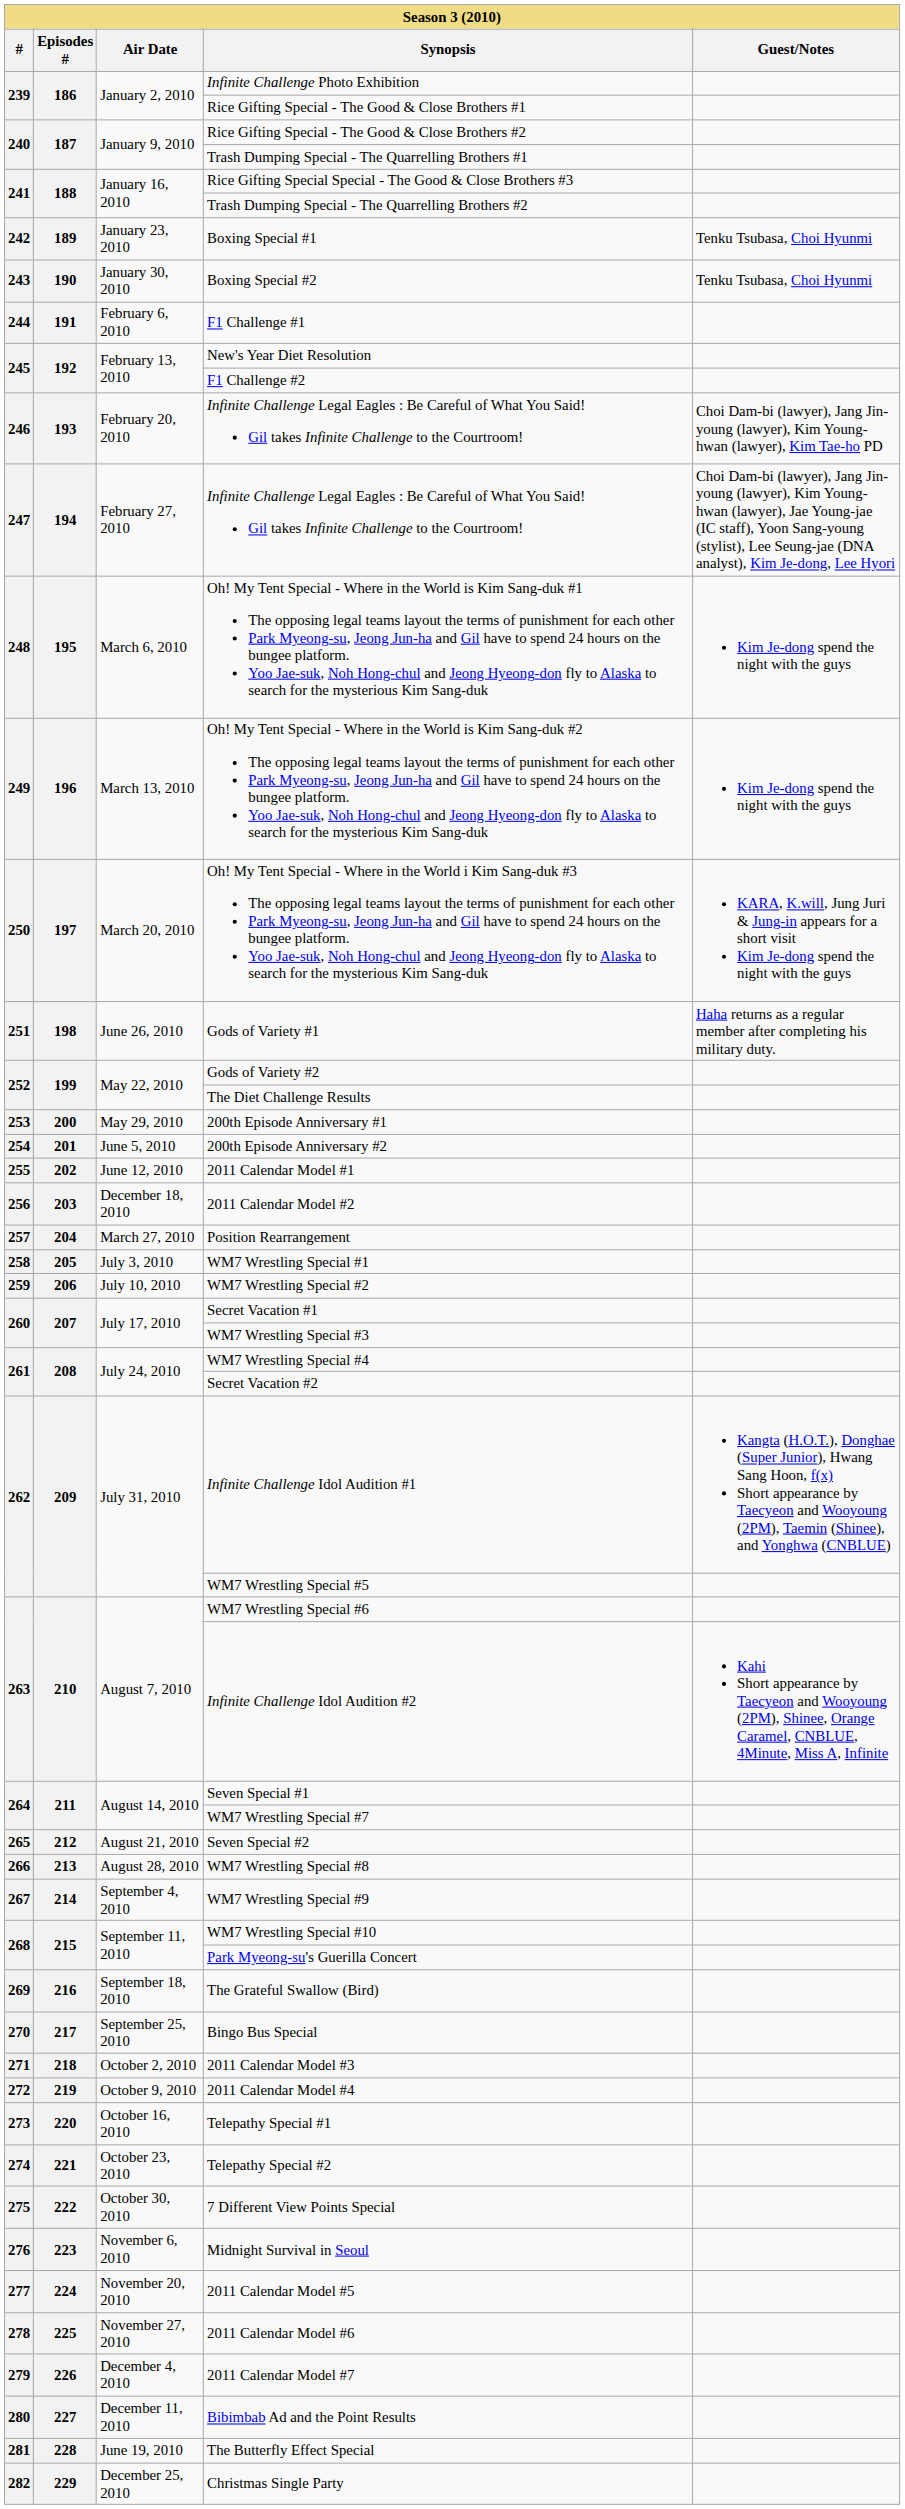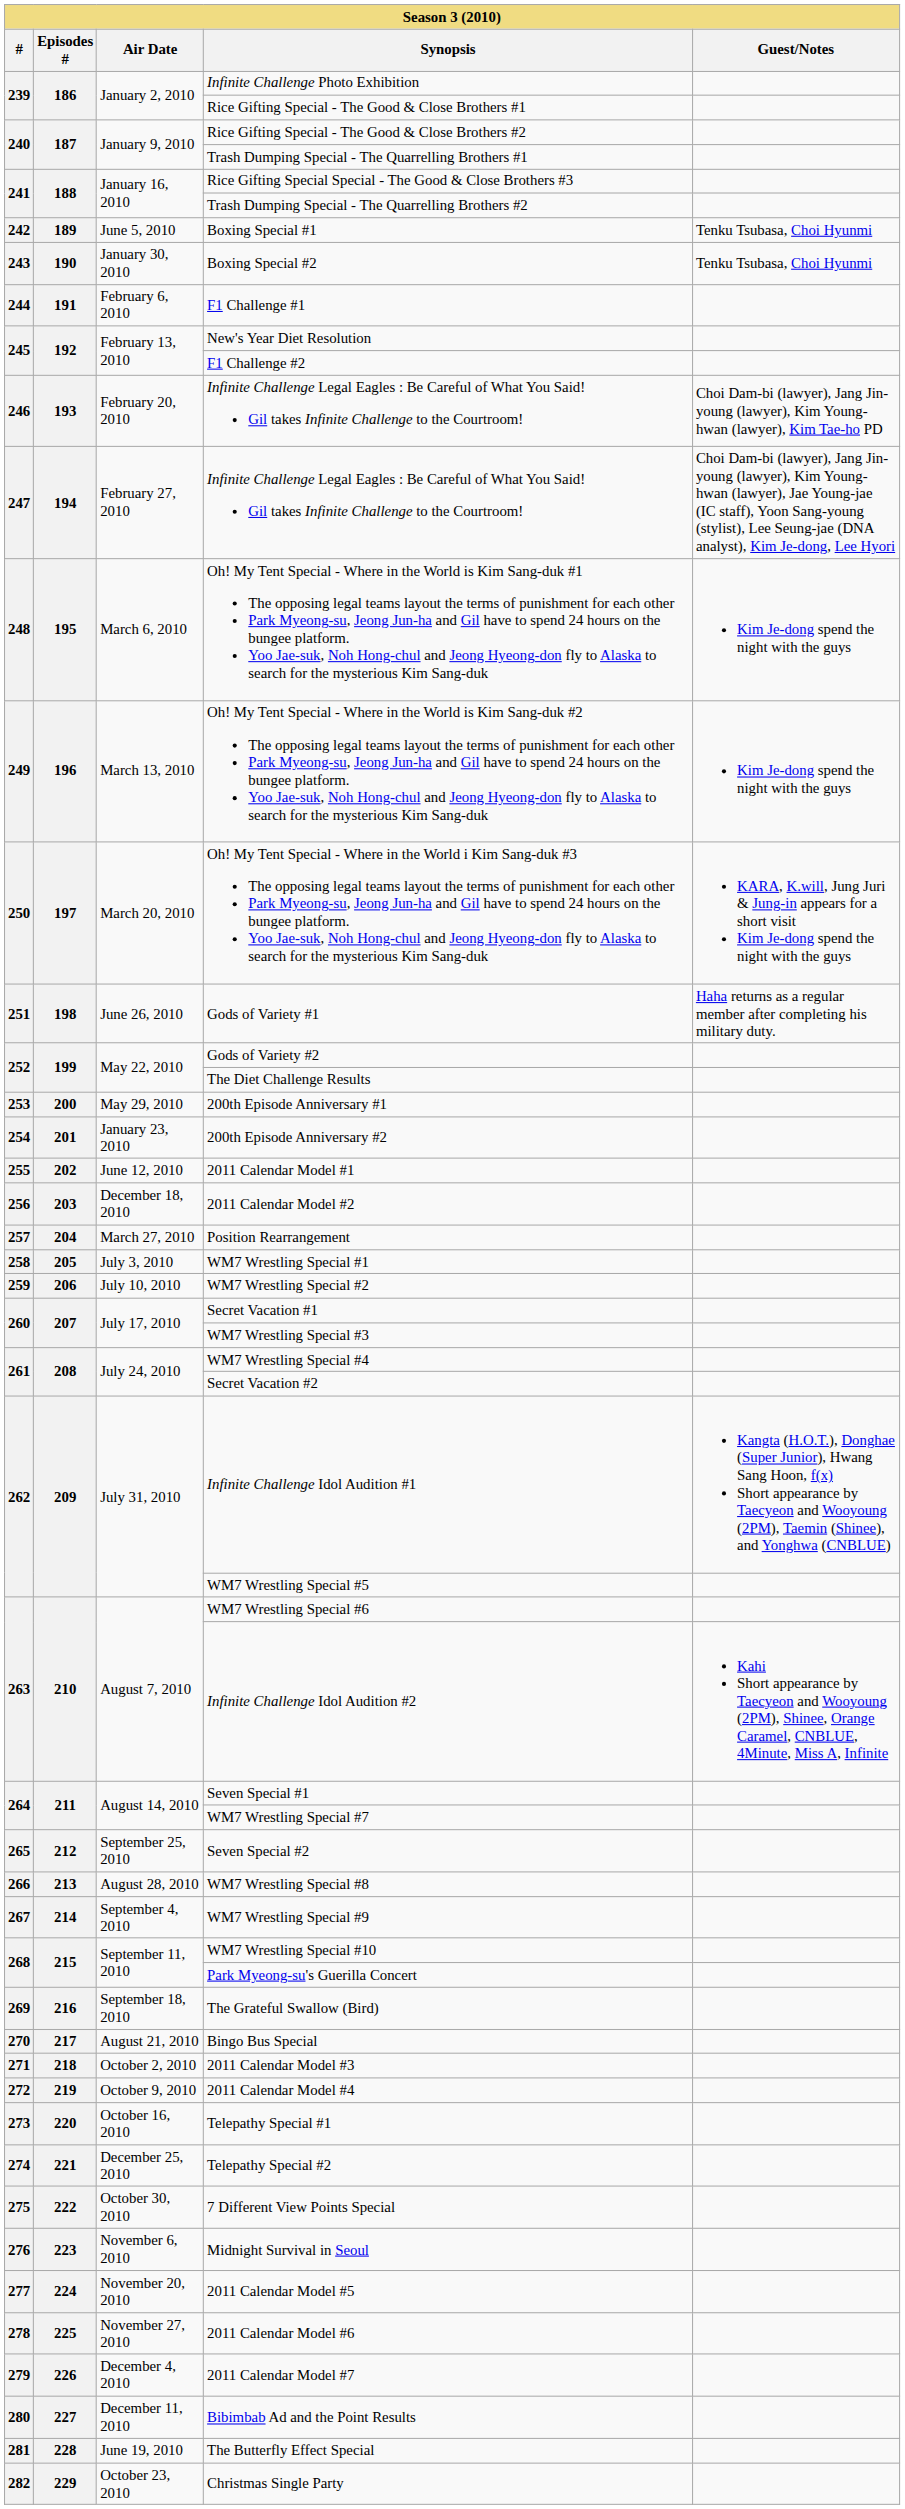(134, 239) January 23, 2010 -> (138, 230) June 5, 2010
(138, 1146) June 5, 2010 -> (134, 1137) January 23, 2010
(149, 1842) August 21, 2010 -> (143, 1851) September 25, 2010
(143, 2033) September 25, 2010 -> (149, 2041) August 21, 2010
(135, 2165) October 23, 2010 -> (142, 2165) December 25, 2010
(142, 2484) December 25, 2010 -> (135, 2484) October 23, 2010
